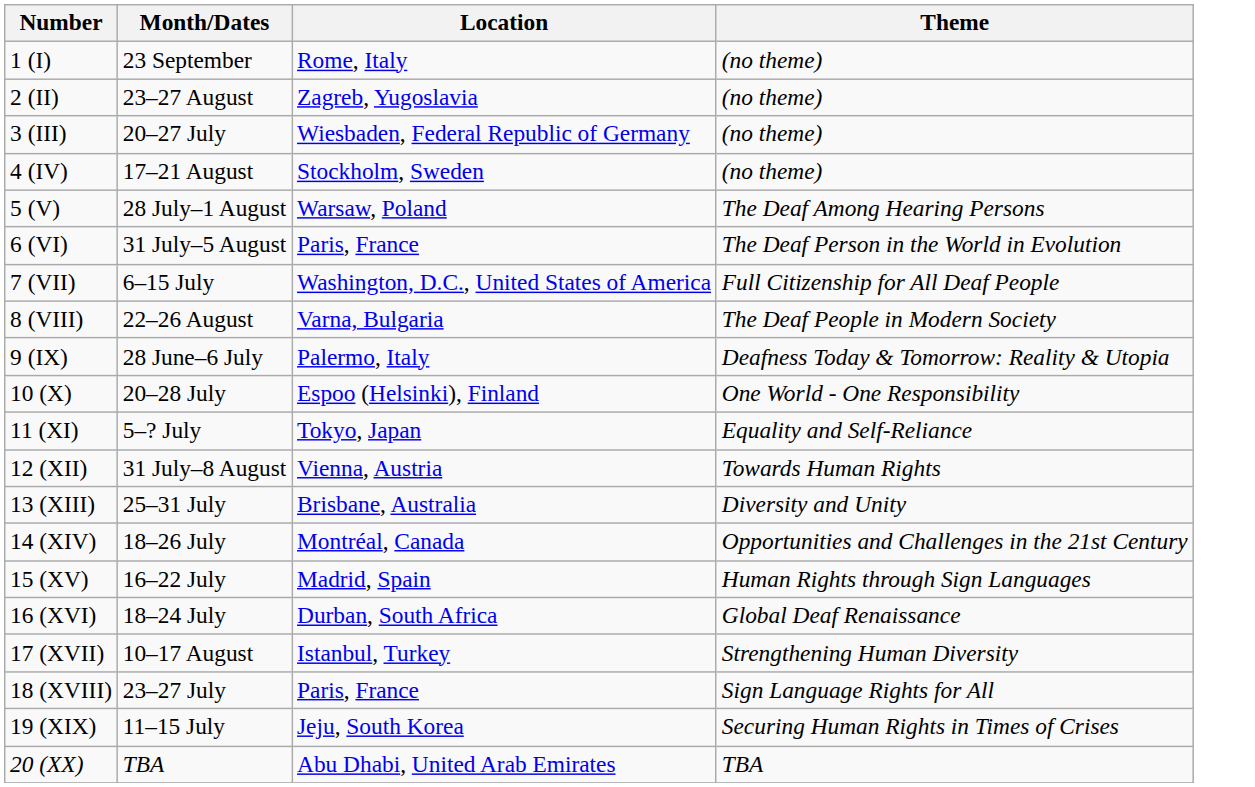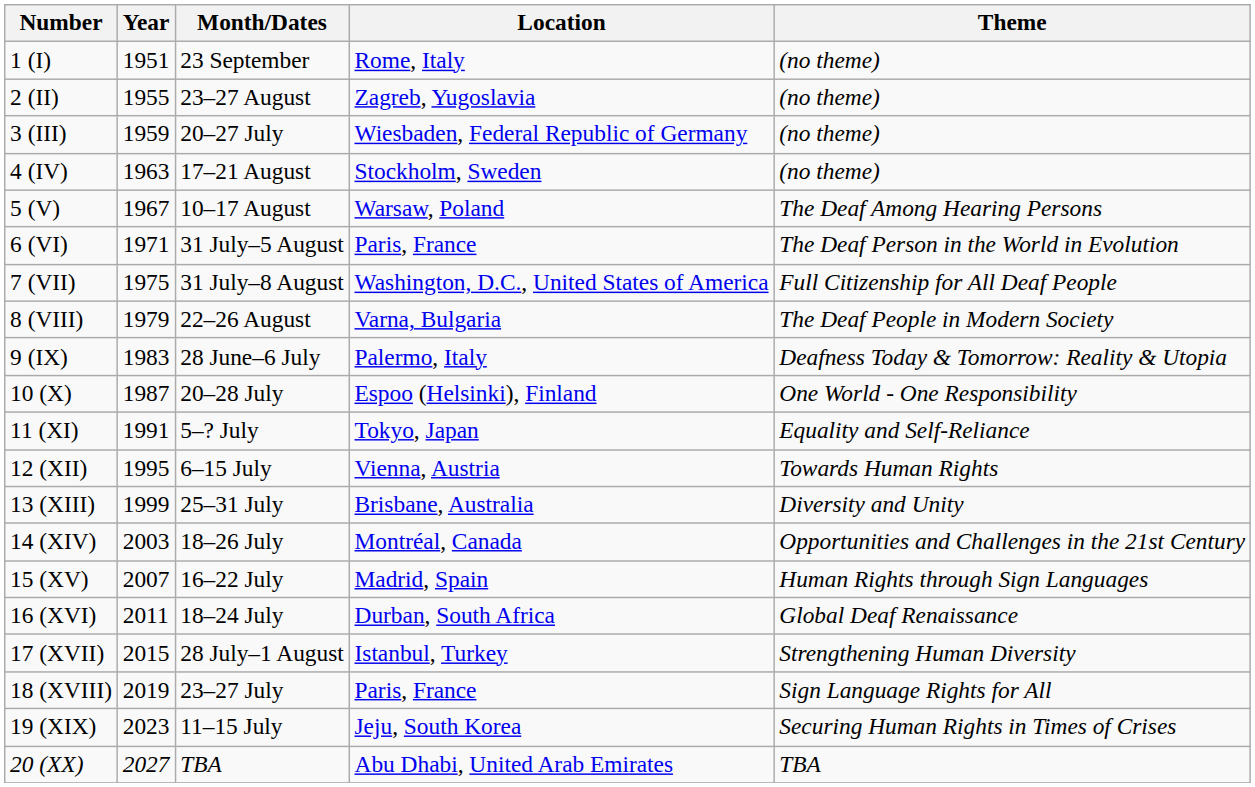+ column: (146, 23)
(204, 208) 28 July–1 August -> (245, 208) 10–17 August
(168, 282) 6–15 July -> (262, 282) 31 July–8 August
(204, 467) 31 July–8 August -> (226, 467) 6–15 July
(188, 652) 10–17 August -> (262, 652) 28 July–1 August
